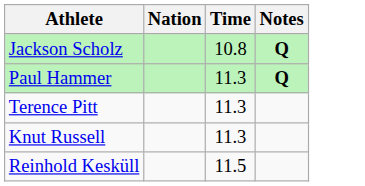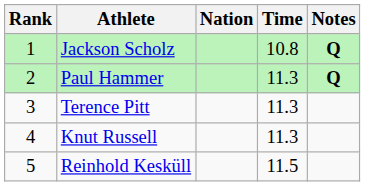+ column: (31, 19)
